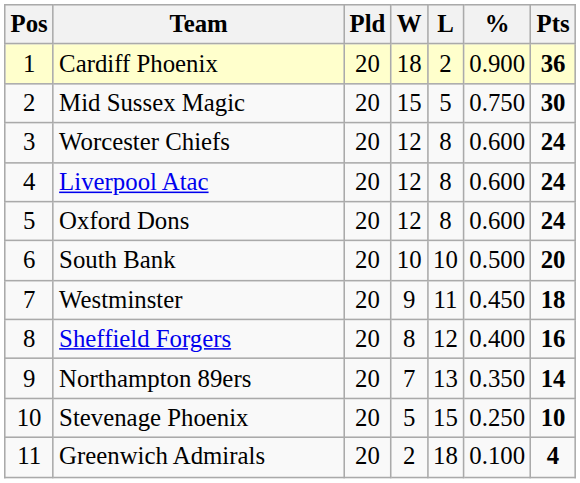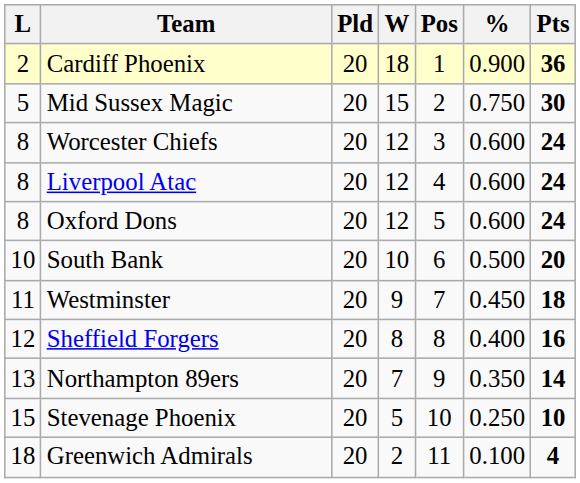columns swapped: (29, 24) <-> (445, 24)
